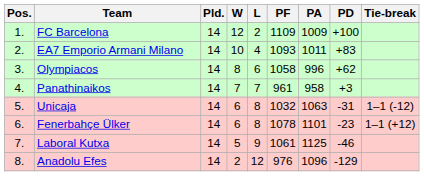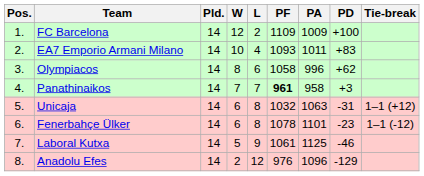(283, 87) normal -> (283, 87) bold
(390, 106) 1–1 (-12) -> (390, 106) 1–1 (+12)
(390, 124) 1–1 (+12) -> (390, 124) 1–1 (-12)
